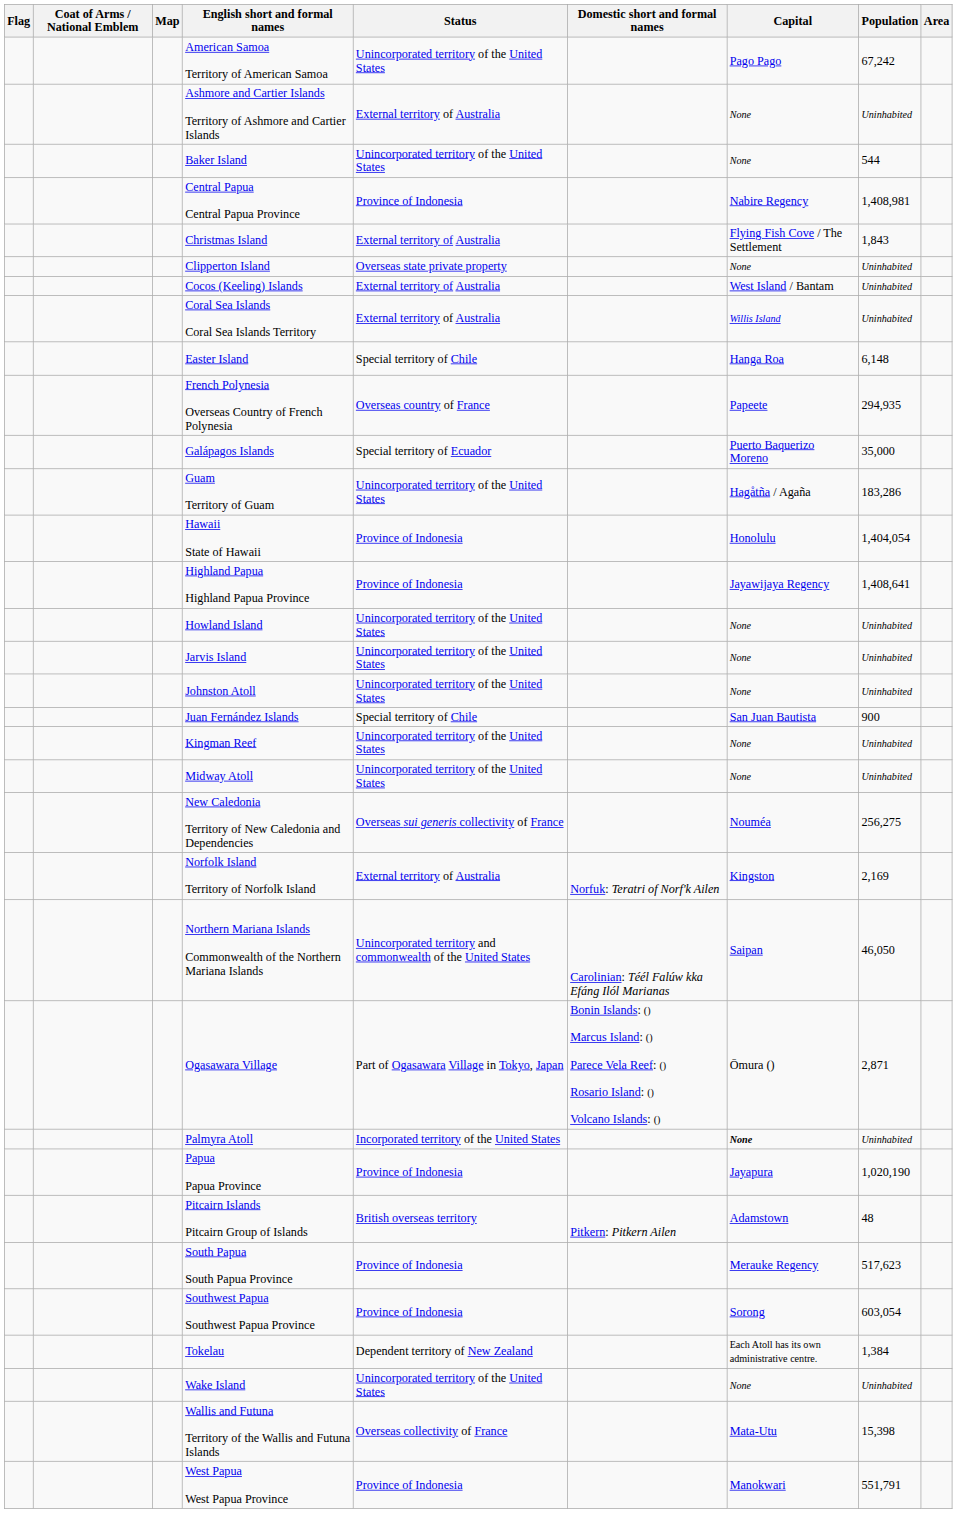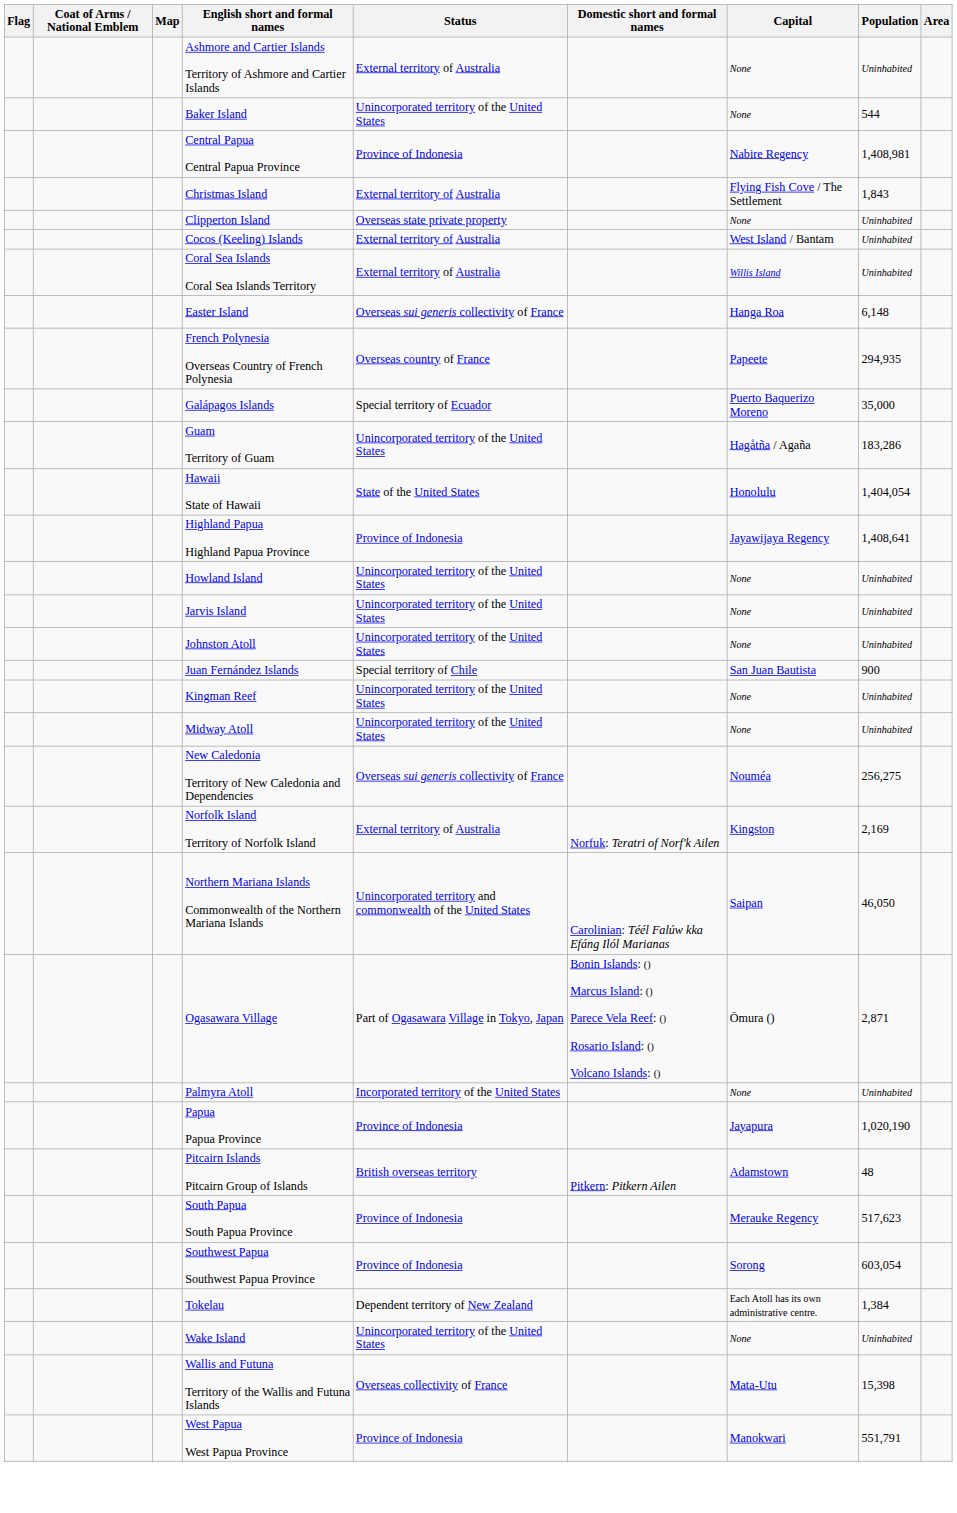- row: (256, 60)
(416, 358) Special territory of Chile -> (460, 312) Overseas sui generis collectivity of France
(409, 538) Province of Indonesia -> (418, 491) State of the United States
(741, 1139) bold -> (740, 1093) normal
